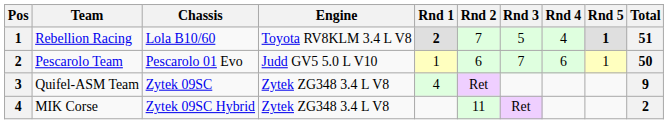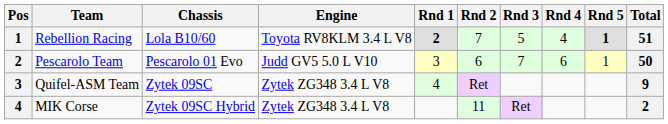(436, 61) 1 -> (436, 61) 3
